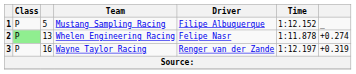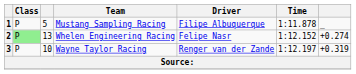(297, 24) 1:12.152 -> (297, 24) 1:11.878
(297, 37) 1:11.878 -> (297, 37) 1:12.152
(47, 50) 16 -> (47, 50) 10
